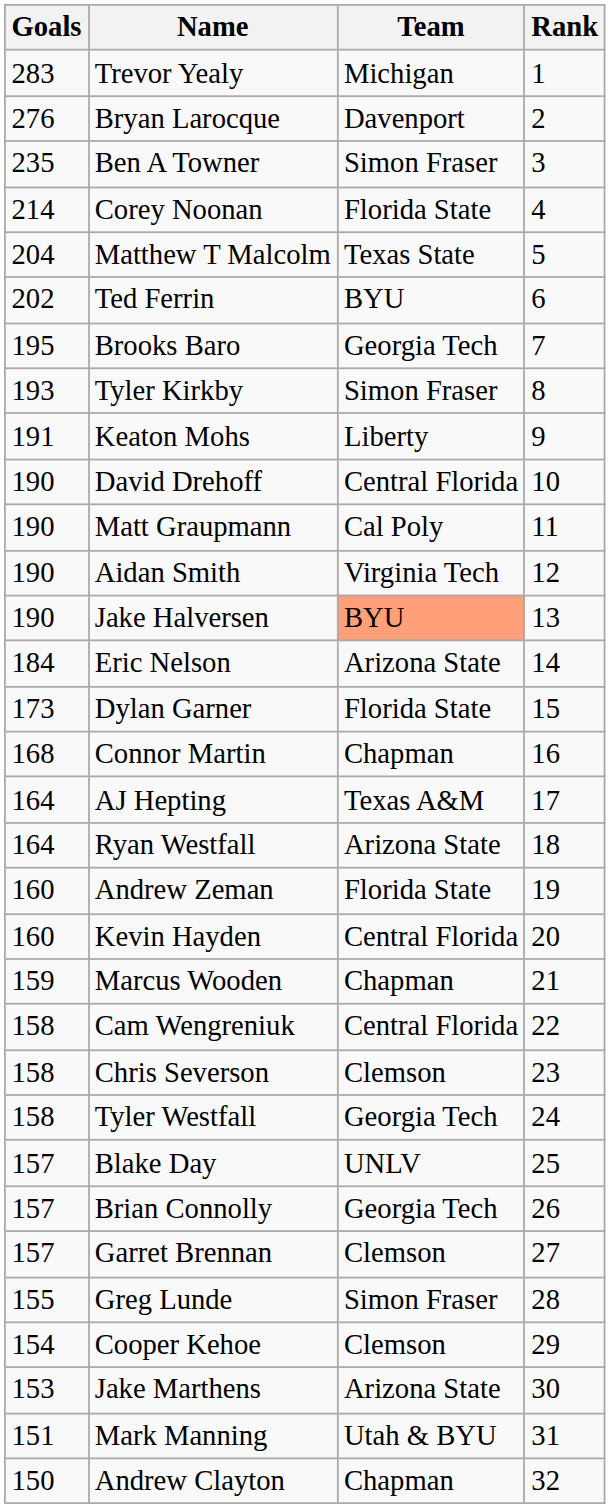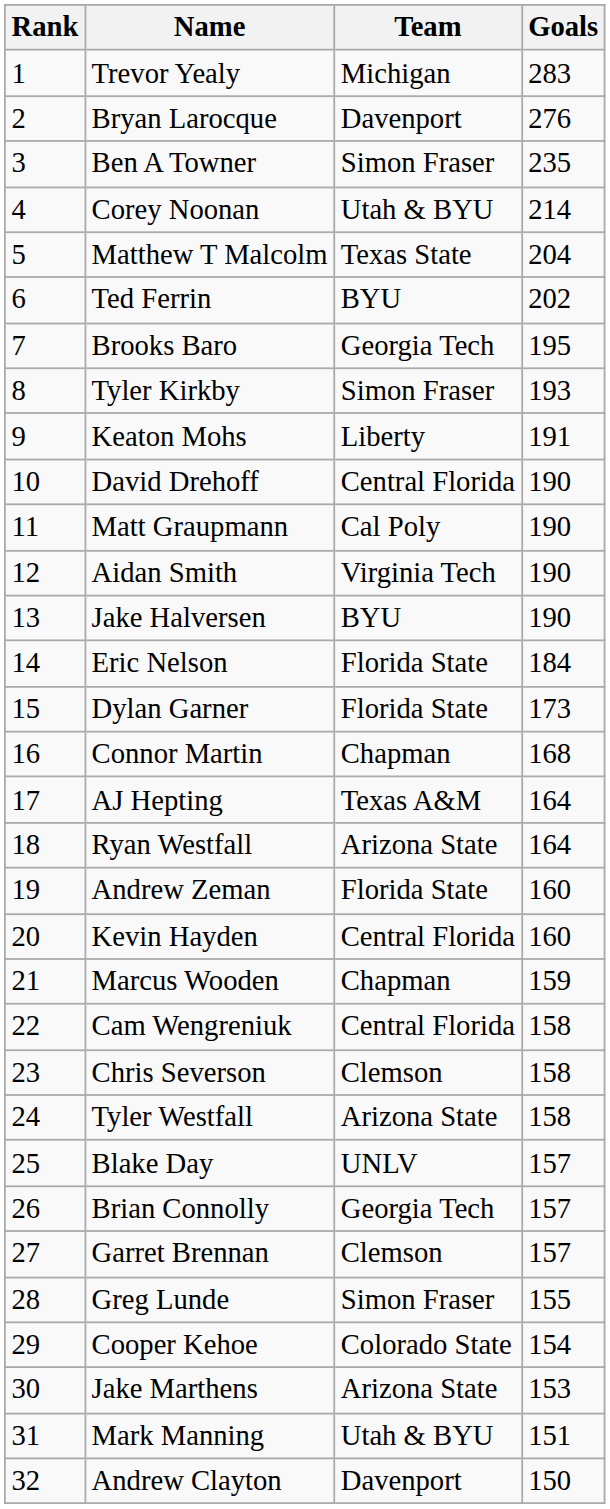columns swapped: (565, 27) <-> (47, 27)
(418, 208) Florida State -> (417, 208) Utah & BYU
(374, 617) lightsalmon background -> (371, 617) no background
(422, 663) Arizona State -> (414, 663) Florida State
(421, 1117) Georgia Tech -> (419, 1117) Arizona State
(395, 1344) Clemson -> (426, 1344) Colorado State
(399, 1480) Chapman -> (401, 1480) Davenport
